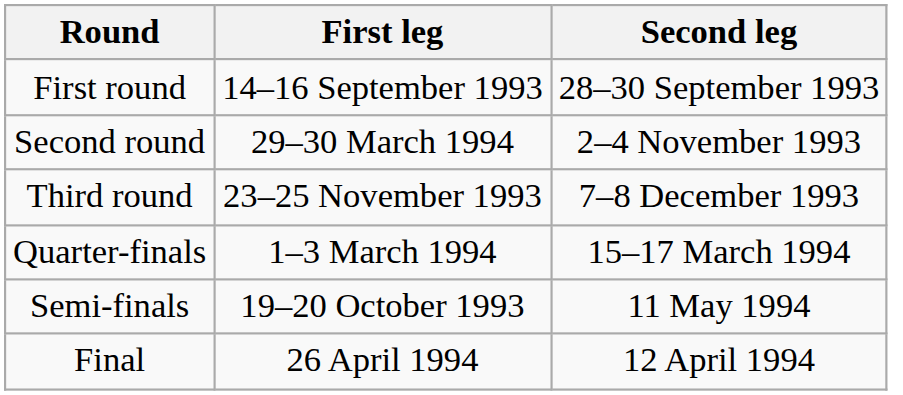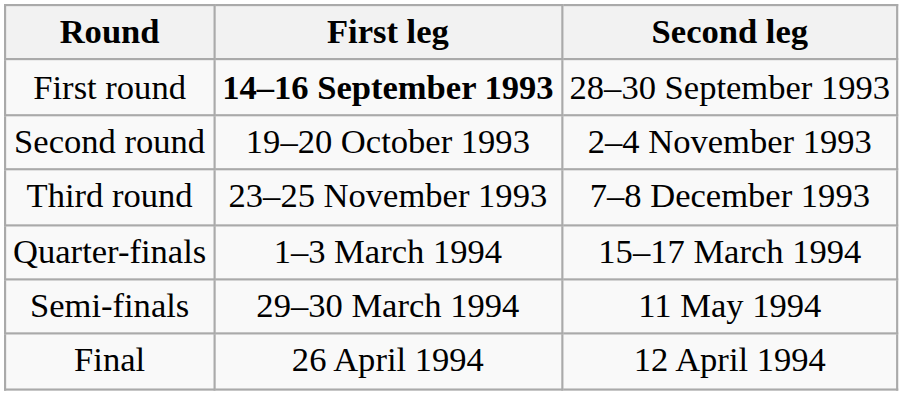(382, 86) normal -> (388, 86) bold
(382, 141) 29–30 March 1994 -> (388, 141) 19–20 October 1993
(382, 305) 19–20 October 1993 -> (388, 305) 29–30 March 1994
